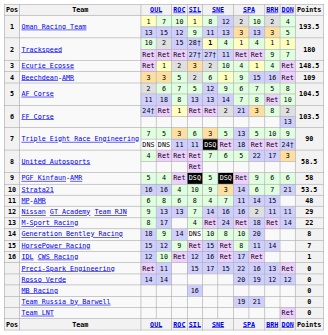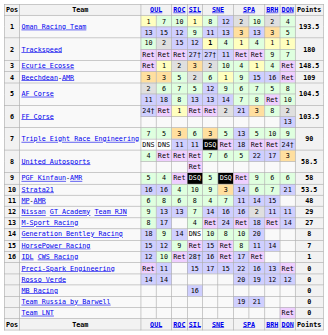(195, 44) 28† -> (195, 44) 12
(309, 223) 22 -> (309, 223) 27
(195, 257) 12 -> (195, 257) 28†
